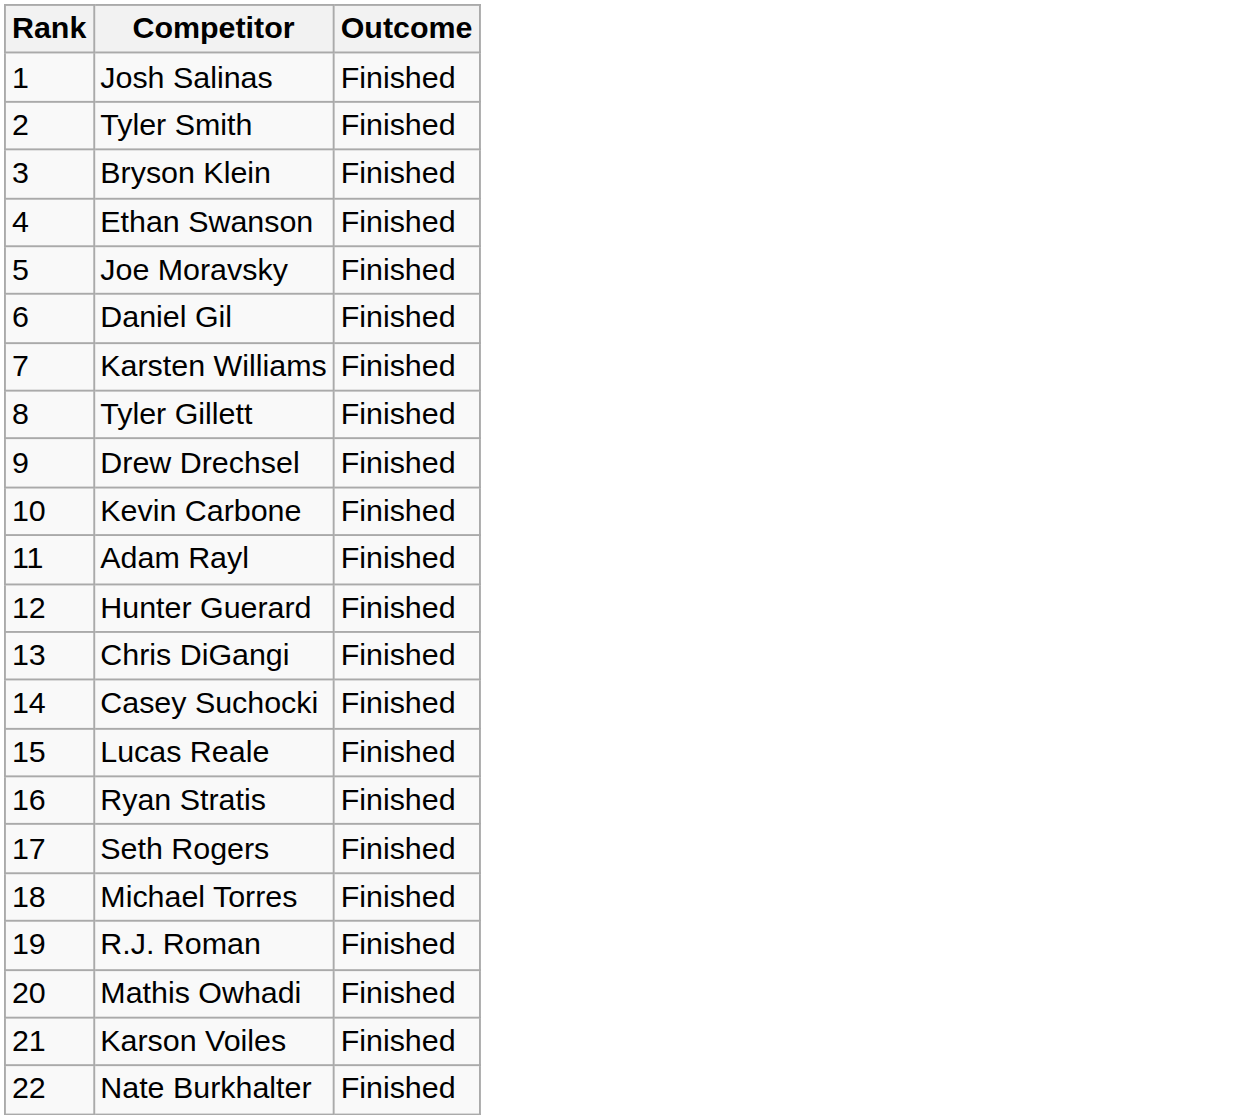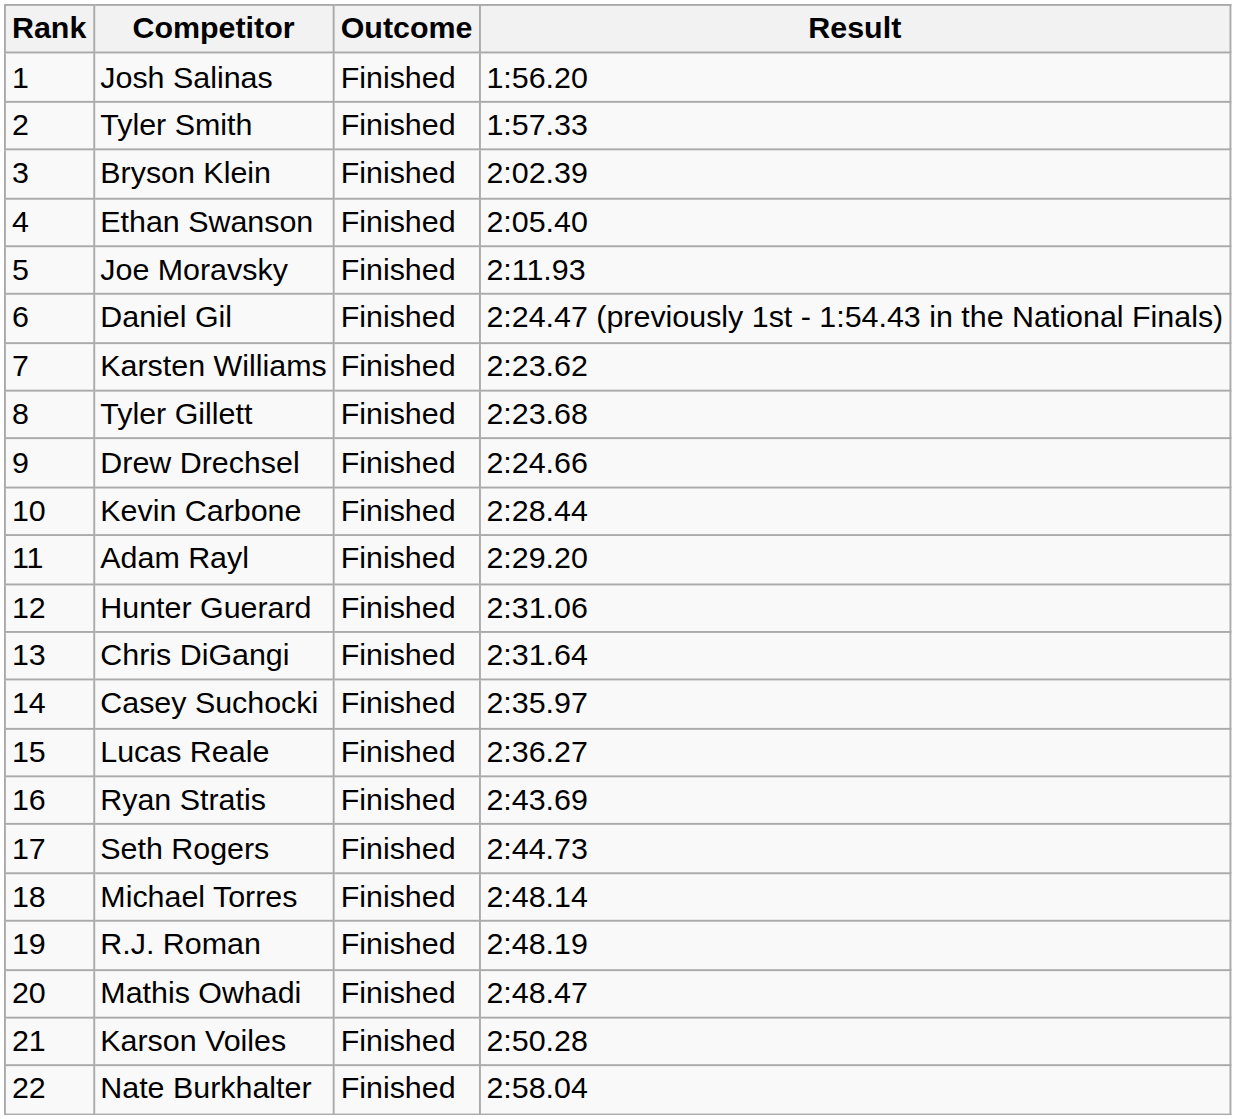+ column: (855, 28)
